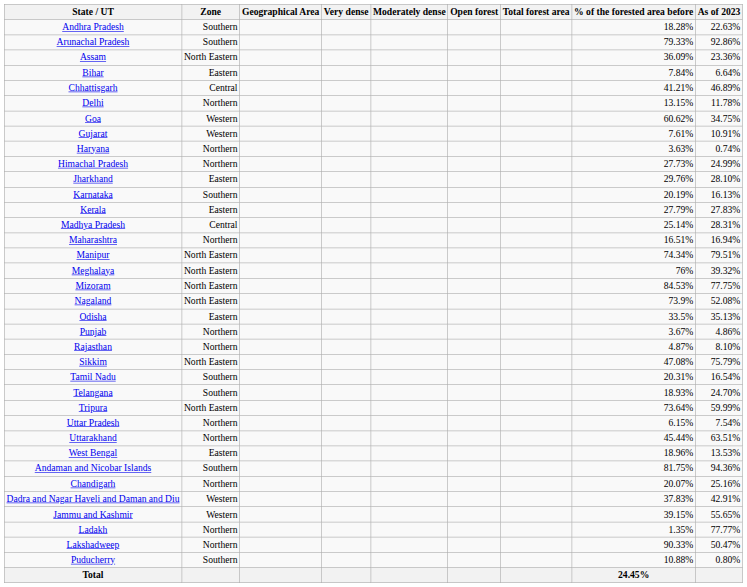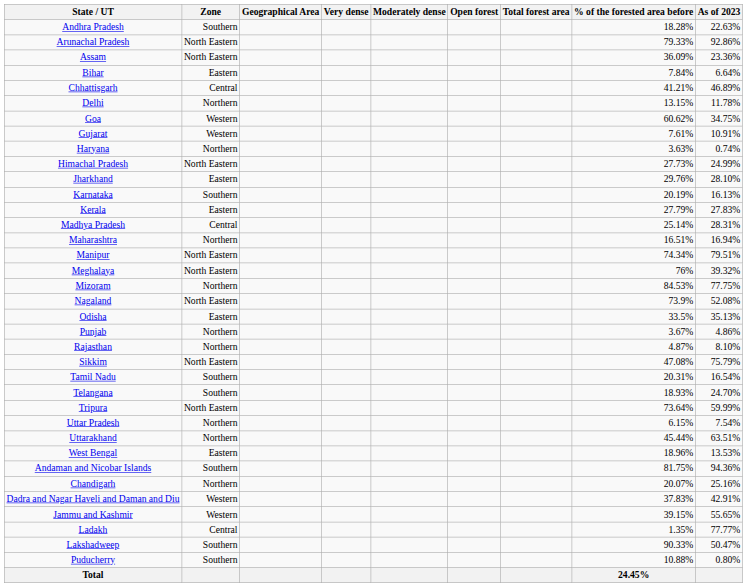(220, 42) Southern -> (211, 42) North Eastern
(220, 164) Northern -> (211, 164) North Eastern
(211, 286) North Eastern -> (220, 286) Northern
(220, 529) Northern -> (223, 529) Central
(220, 544) Northern -> (220, 544) Southern
